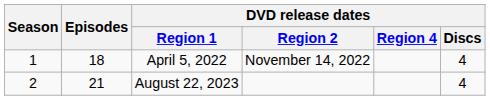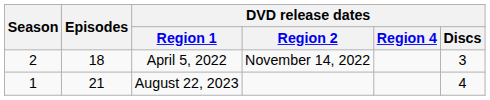(33, 60) 1 -> (33, 60) 2
(462, 60) 4 -> (462, 60) 3
(33, 83) 2 -> (33, 83) 1
